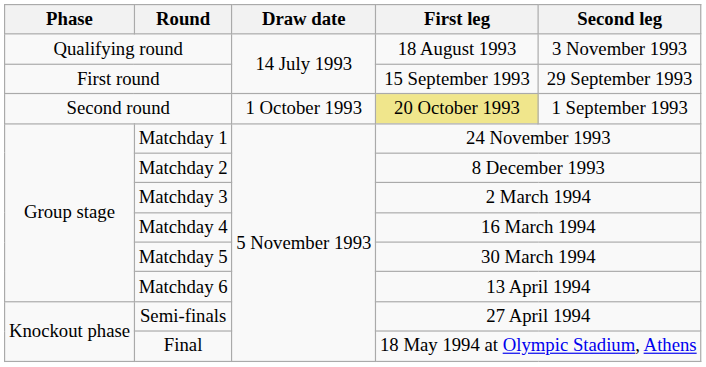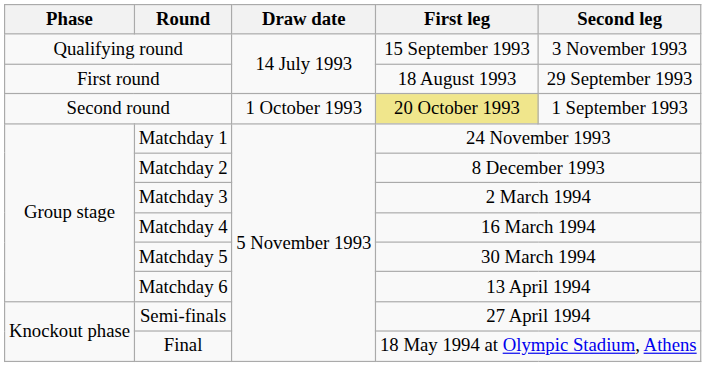(457, 49) 18 August 1993 -> (457, 49) 15 September 1993
(457, 78) 15 September 1993 -> (457, 78) 18 August 1993
